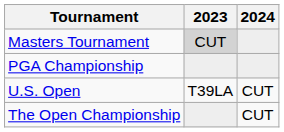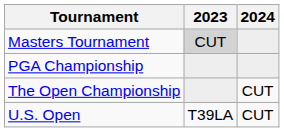rows swapped: (44, 91) <-> (94, 115)
